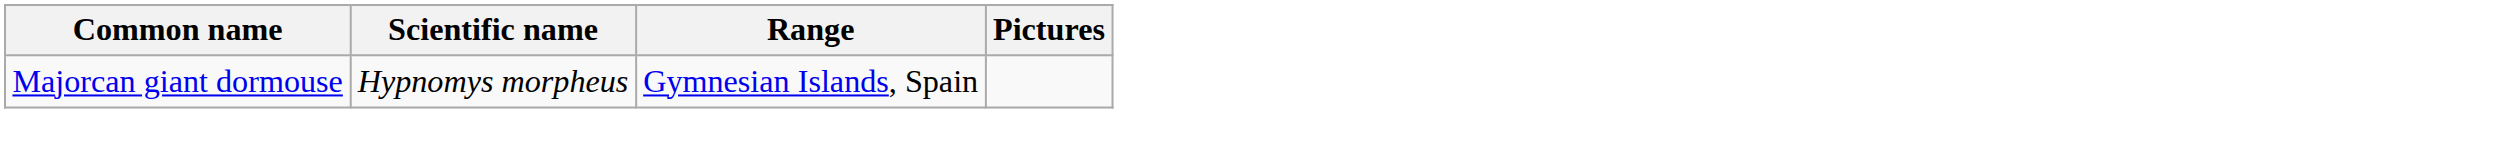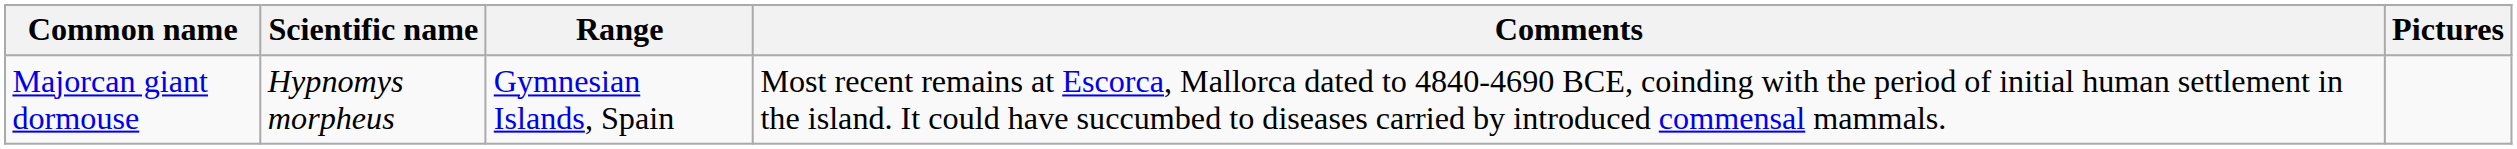+ column: (1569, 30)
